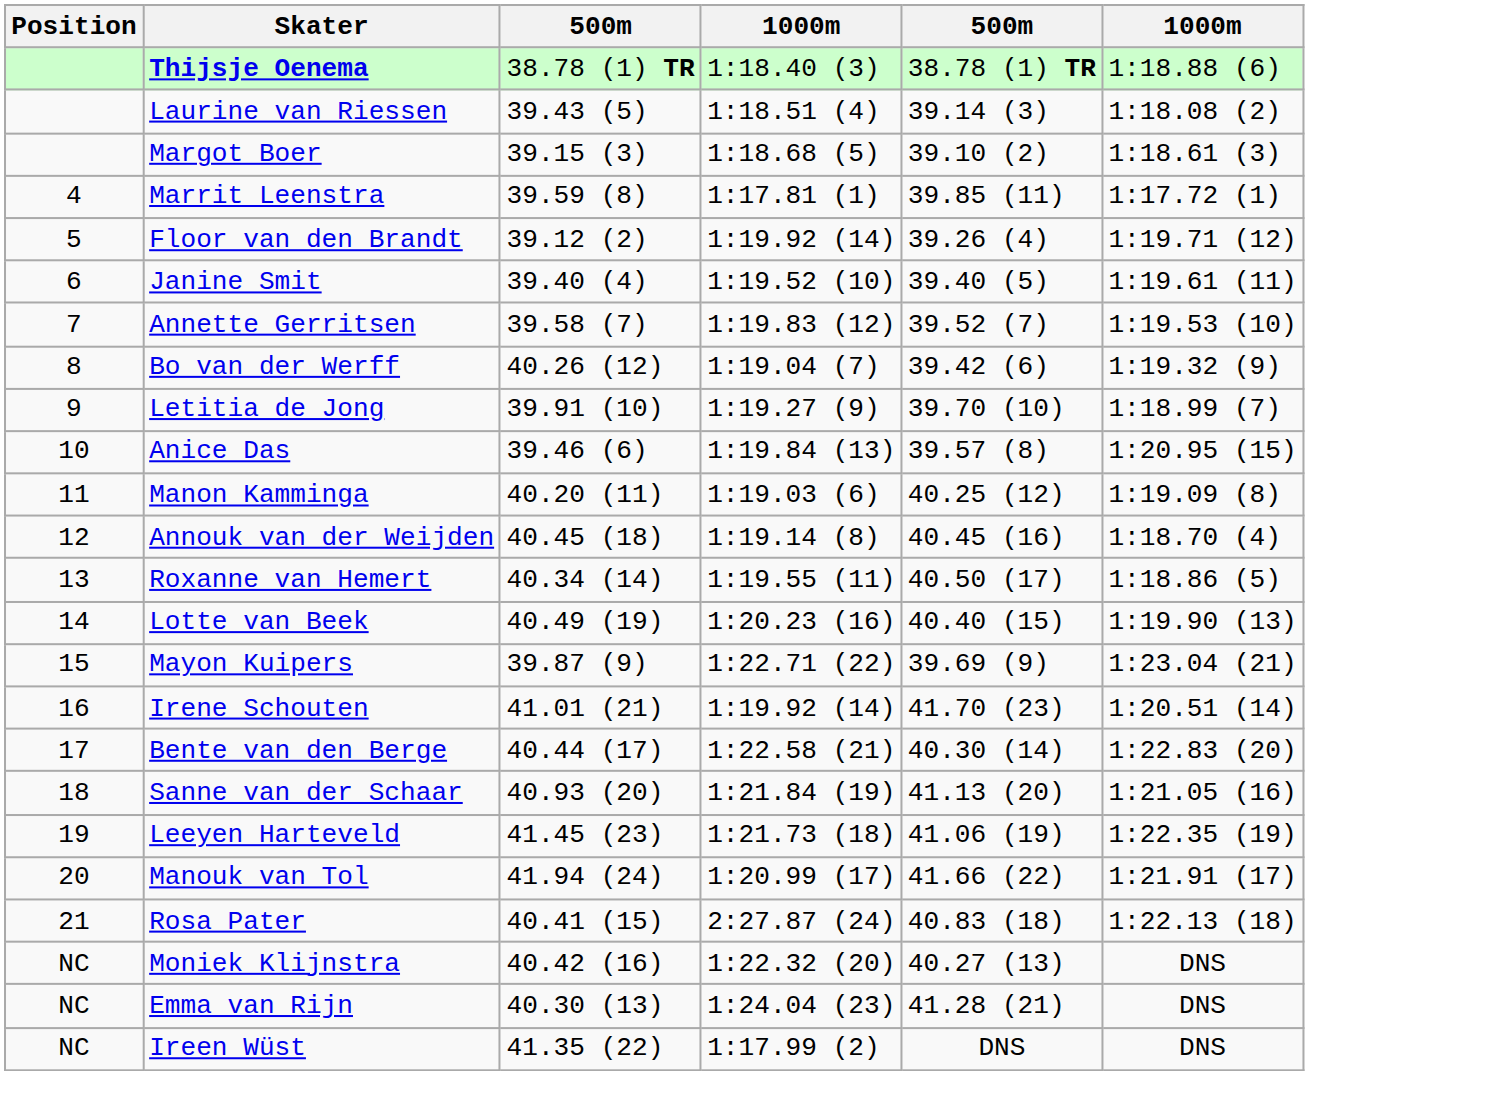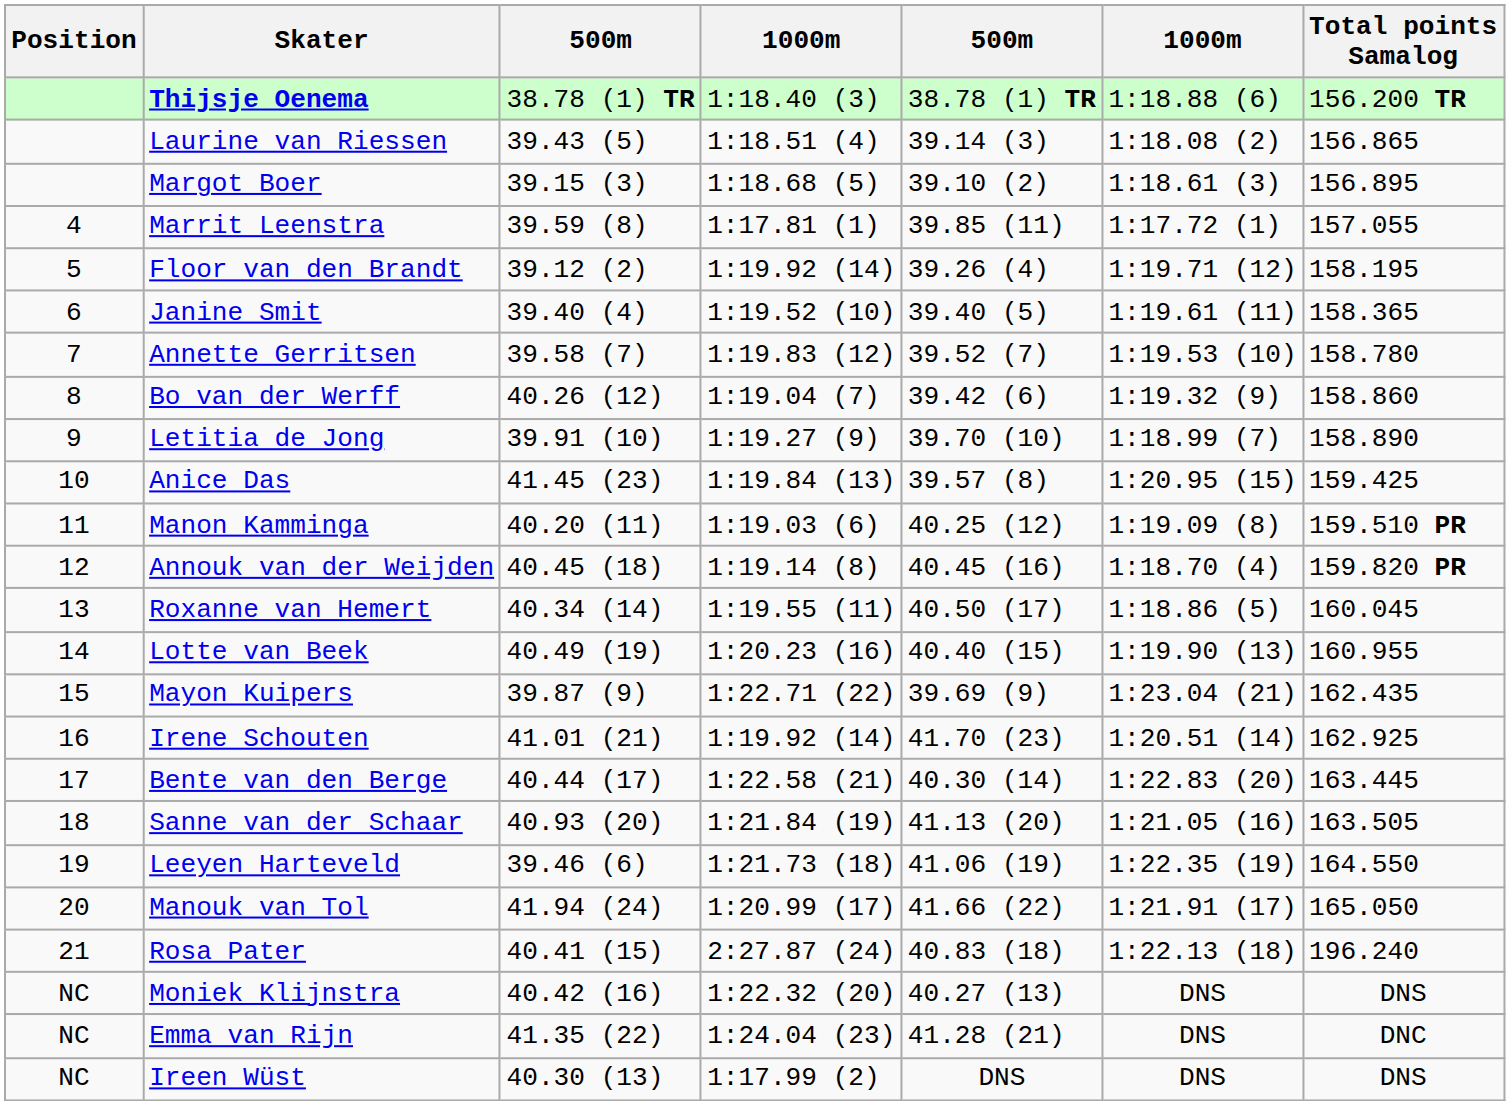+ column: (1403, 41)
(577, 452) 39.46 (6) -> (585, 482) 41.45 (23)
(585, 835) 41.45 (23) -> (577, 866) 39.46 (6)
(585, 1006) 40.30 (13) -> (585, 1036) 41.35 (22)
(585, 1048) 41.35 (22) -> (585, 1079) 40.30 (13)
